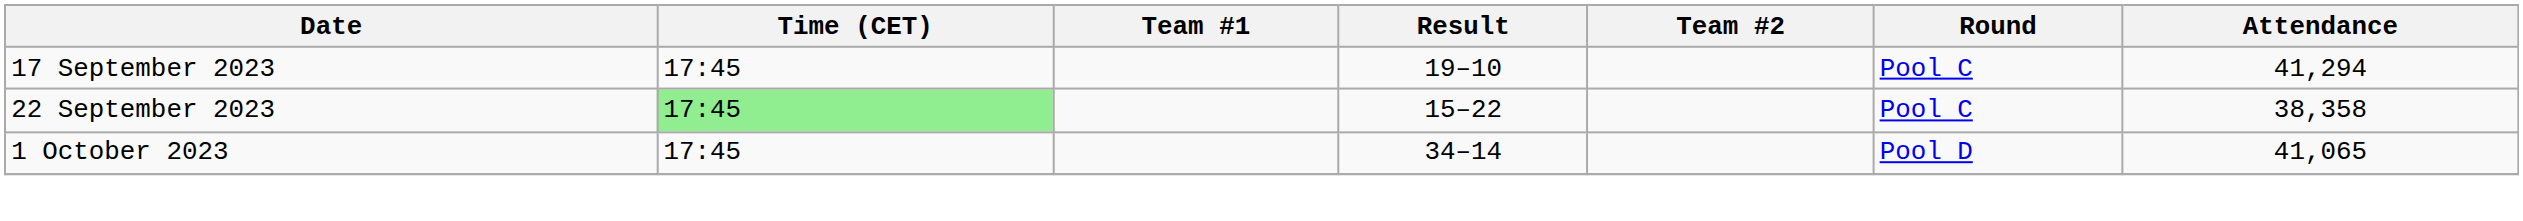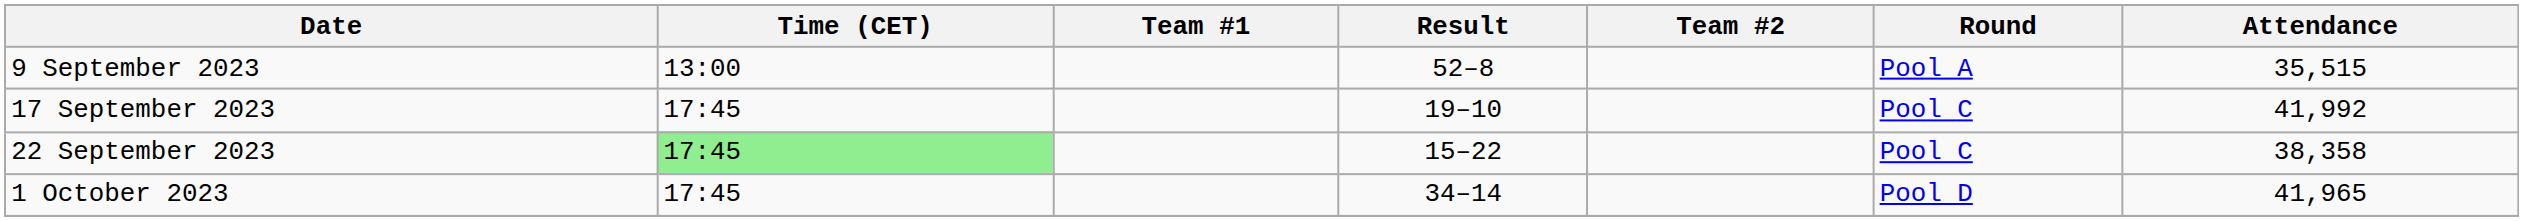+ row: (135, 68)
(2320, 68) 41,294 -> (2320, 110) 41,992
(2320, 153) 41,065 -> (2320, 195) 41,965
